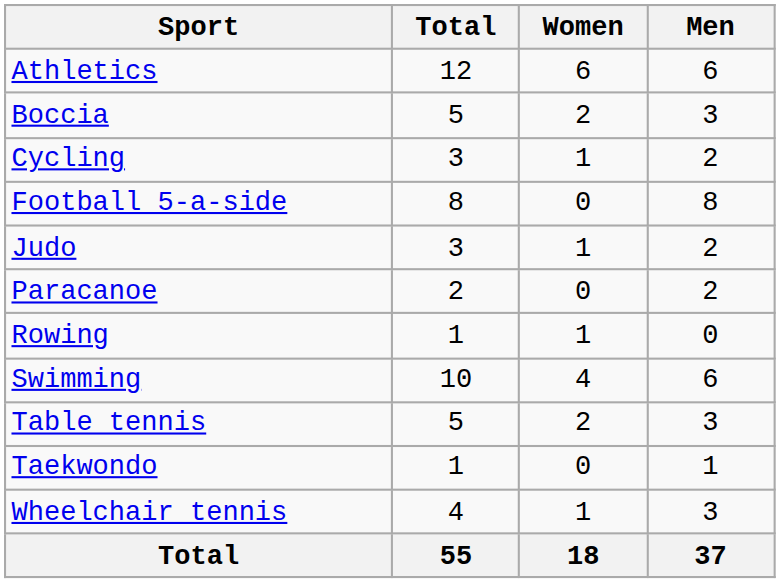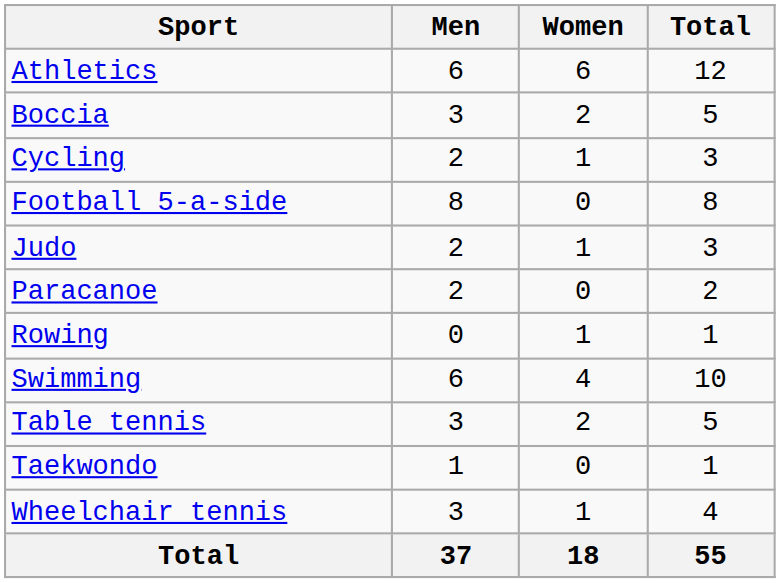columns swapped: (710, 27) <-> (456, 27)
